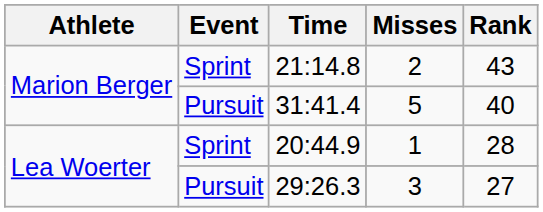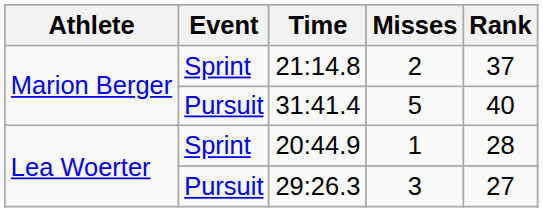(500, 66) 43 -> (500, 66) 37
